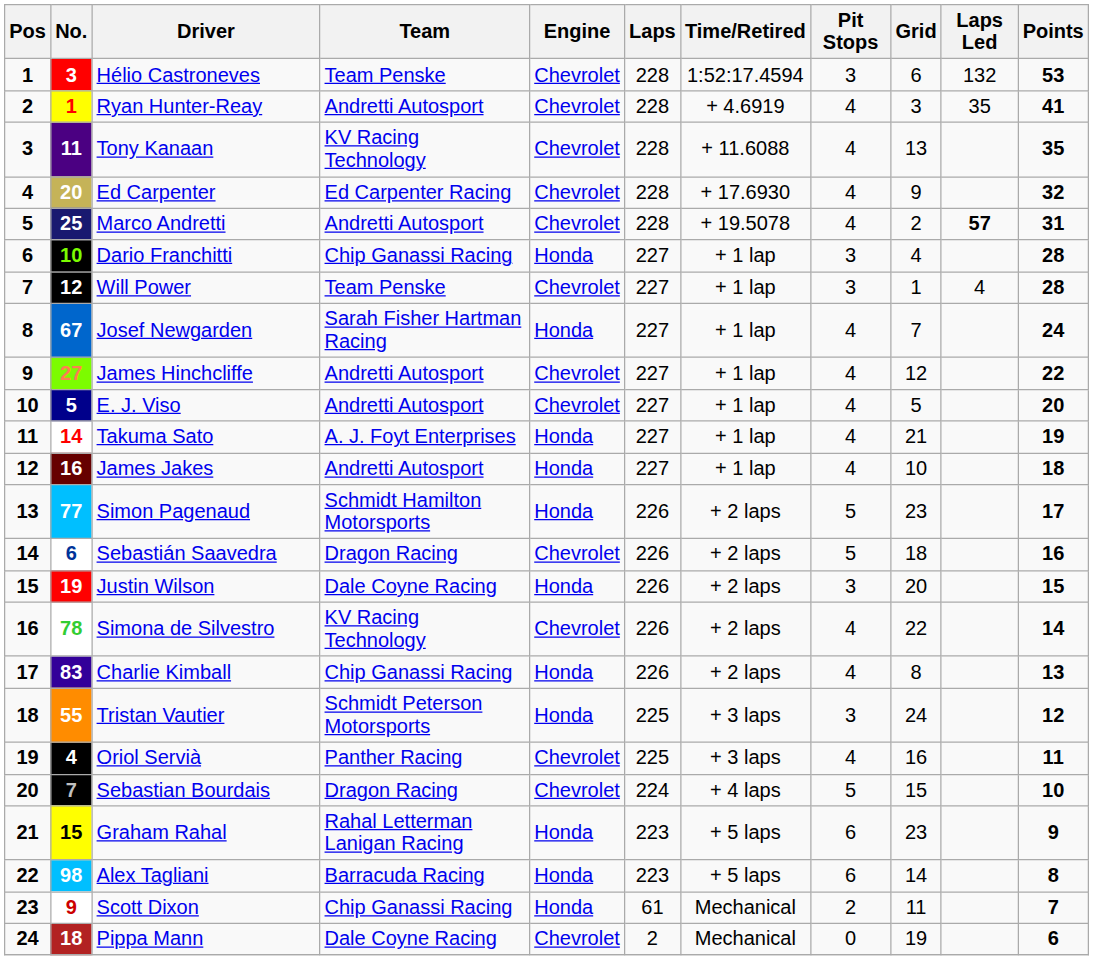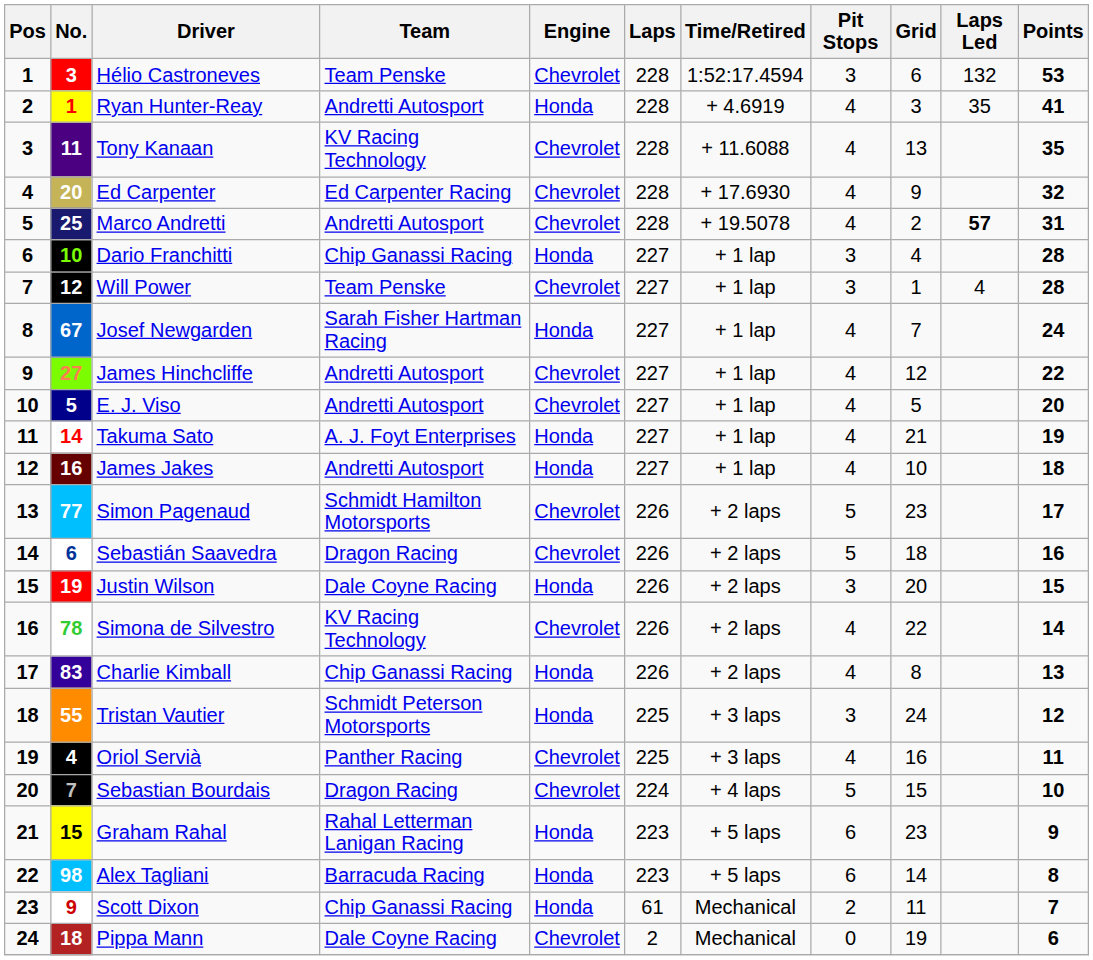(577, 106) Chevrolet -> (564, 106) Honda
(564, 511) Honda -> (577, 511) Chevrolet
